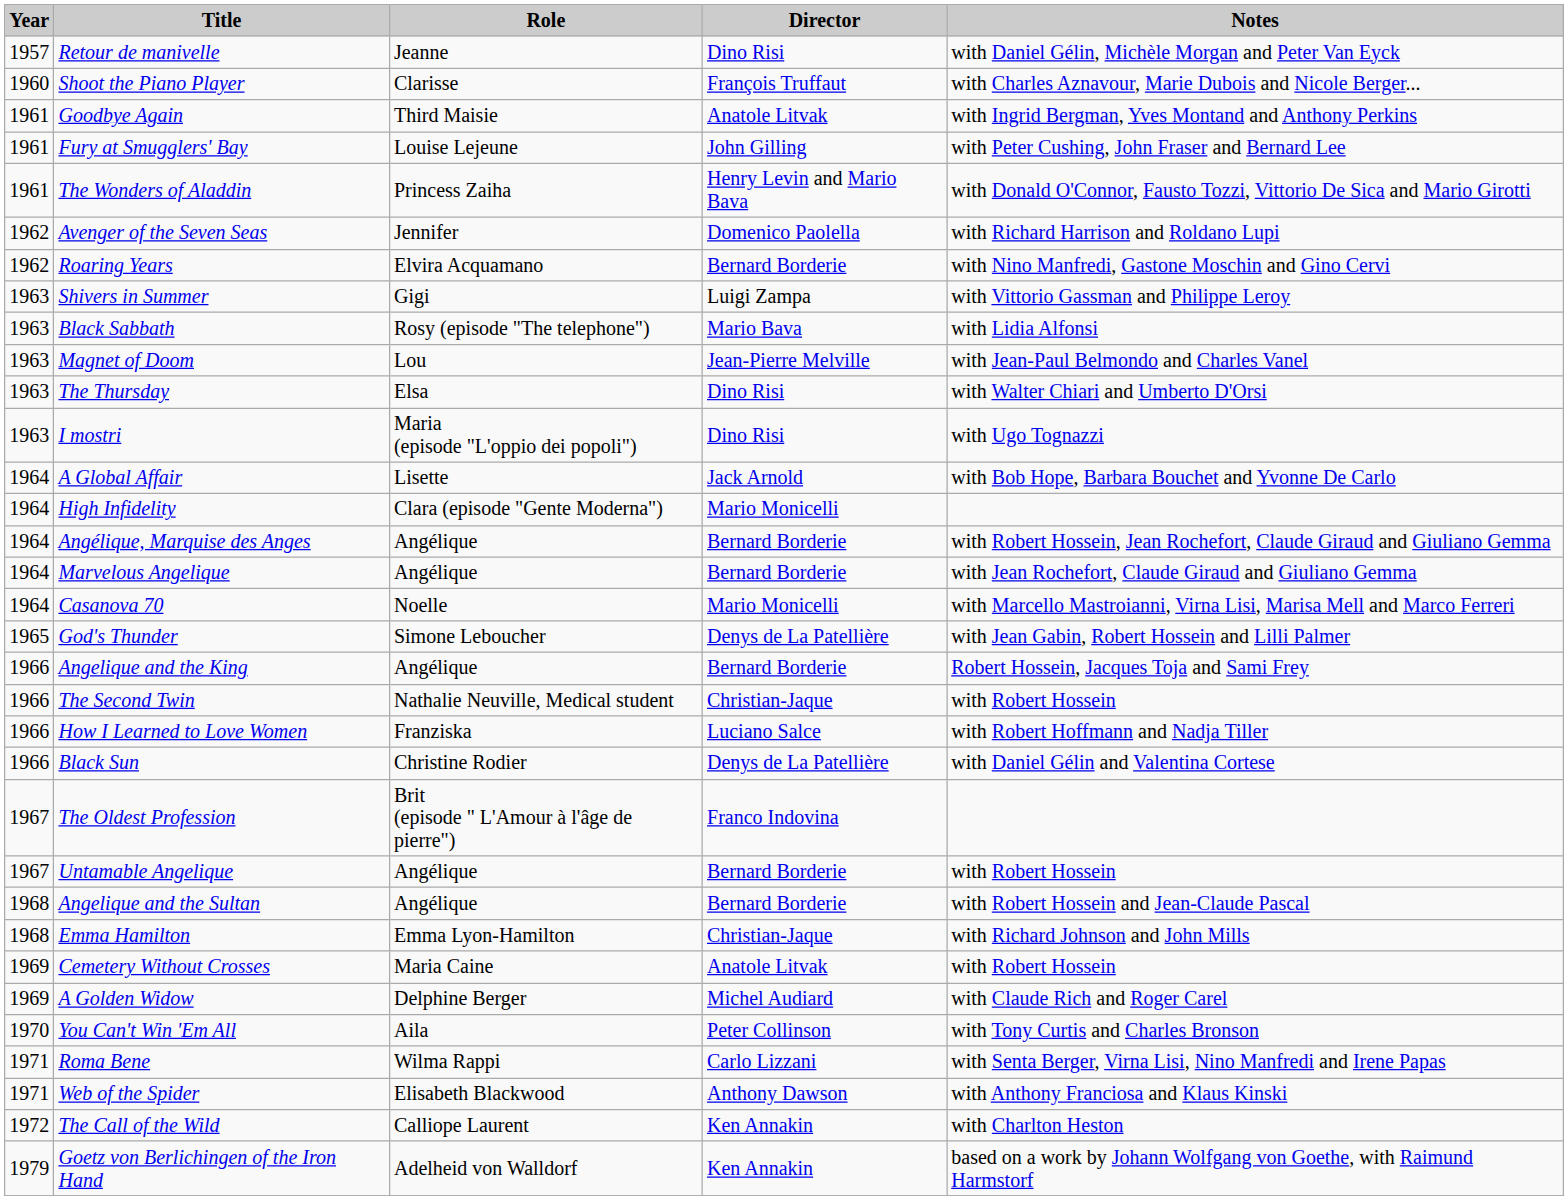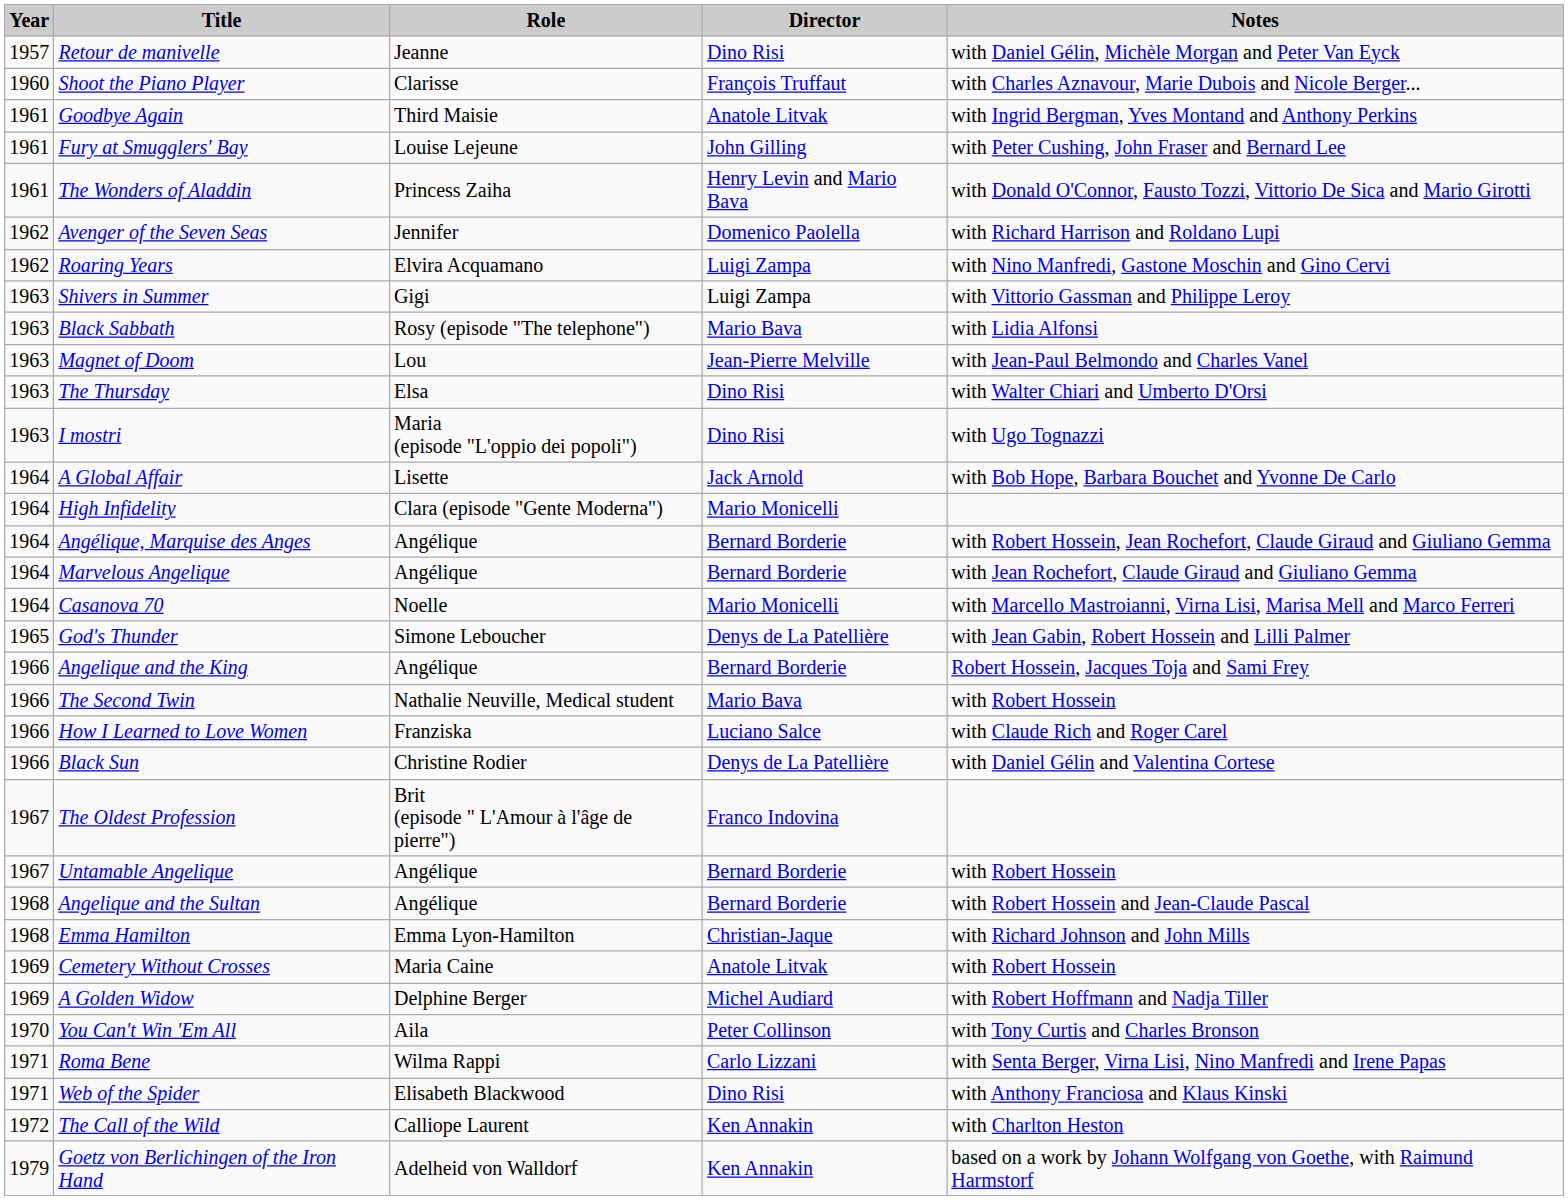(777, 264) Bernard Borderie -> (759, 264) Luigi Zampa
(770, 699) Christian-Jaque -> (755, 699) Mario Bava
(1110, 731) with Robert Hoffmann and Nadja Tiller -> (1089, 731) with Claude Rich and Roger Carel
(1089, 998) with Claude Rich and Roger Carel -> (1110, 998) with Robert Hoffmann and Nadja Tiller
(777, 1093) Anthony Dawson -> (746, 1093) Dino Risi
